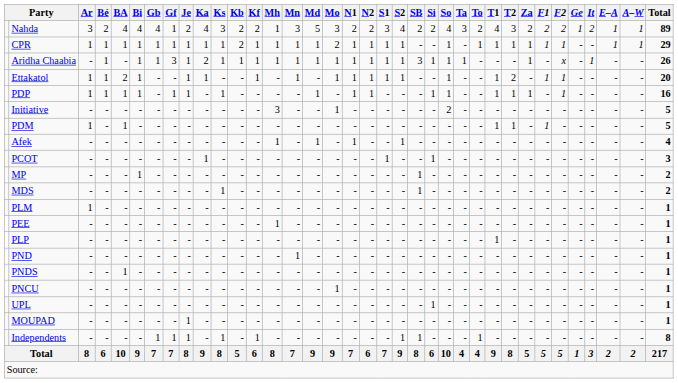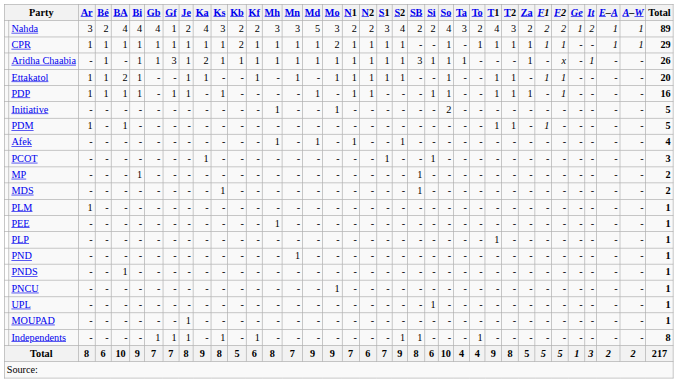(277, 28) 1 -> (277, 28) 3
(513, 77) 2 -> (513, 77) 1
(277, 110) 3 -> (277, 110) 1
